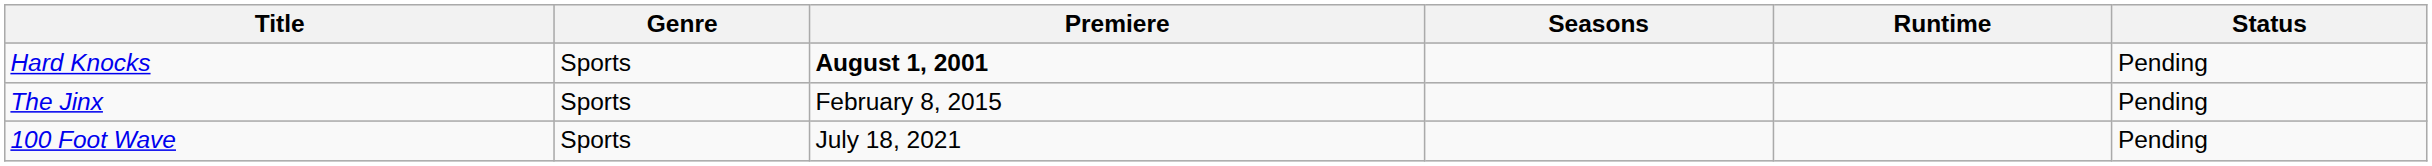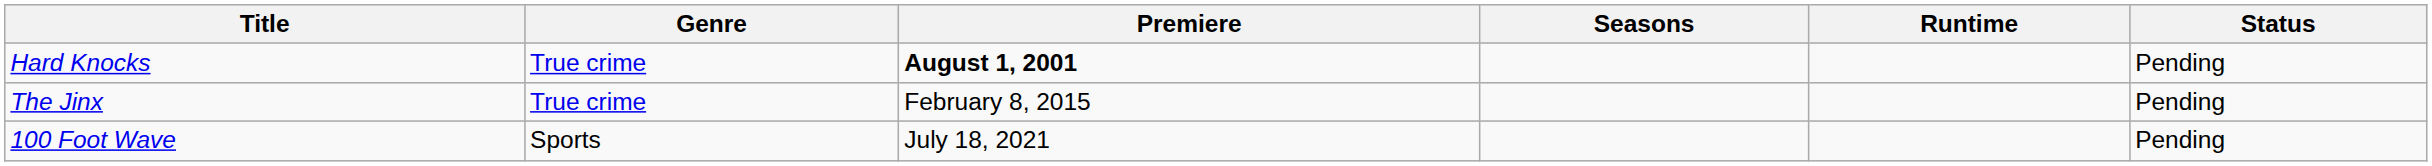(596, 62) Sports -> (588, 62) True crime
(596, 101) Sports -> (588, 101) True crime
